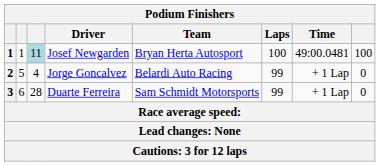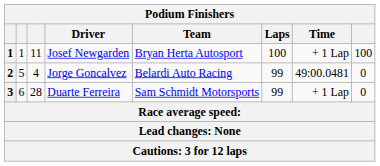(36, 53) lightblue background -> (36, 53) no background
(322, 53) 49:00.0481 -> (330, 53) + 1 Lap
(330, 73) + 1 Lap -> (322, 73) 49:00.0481
